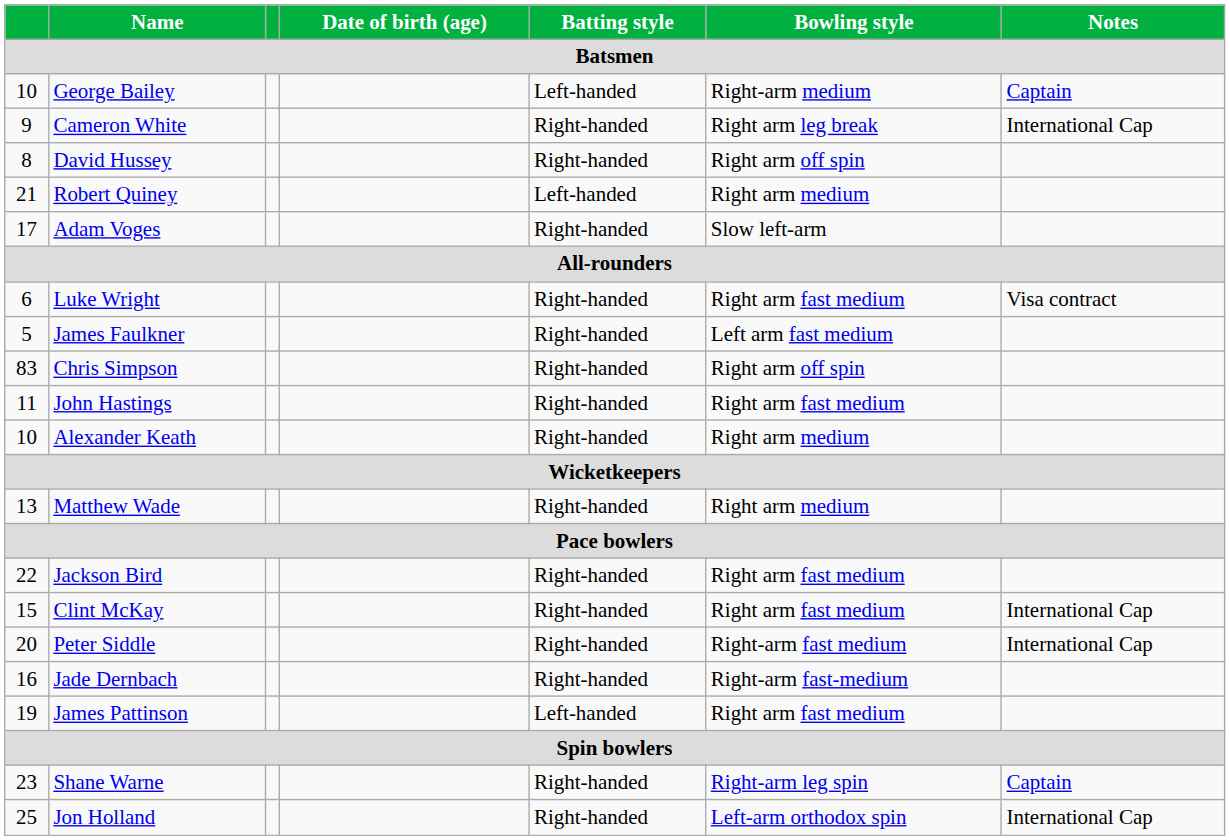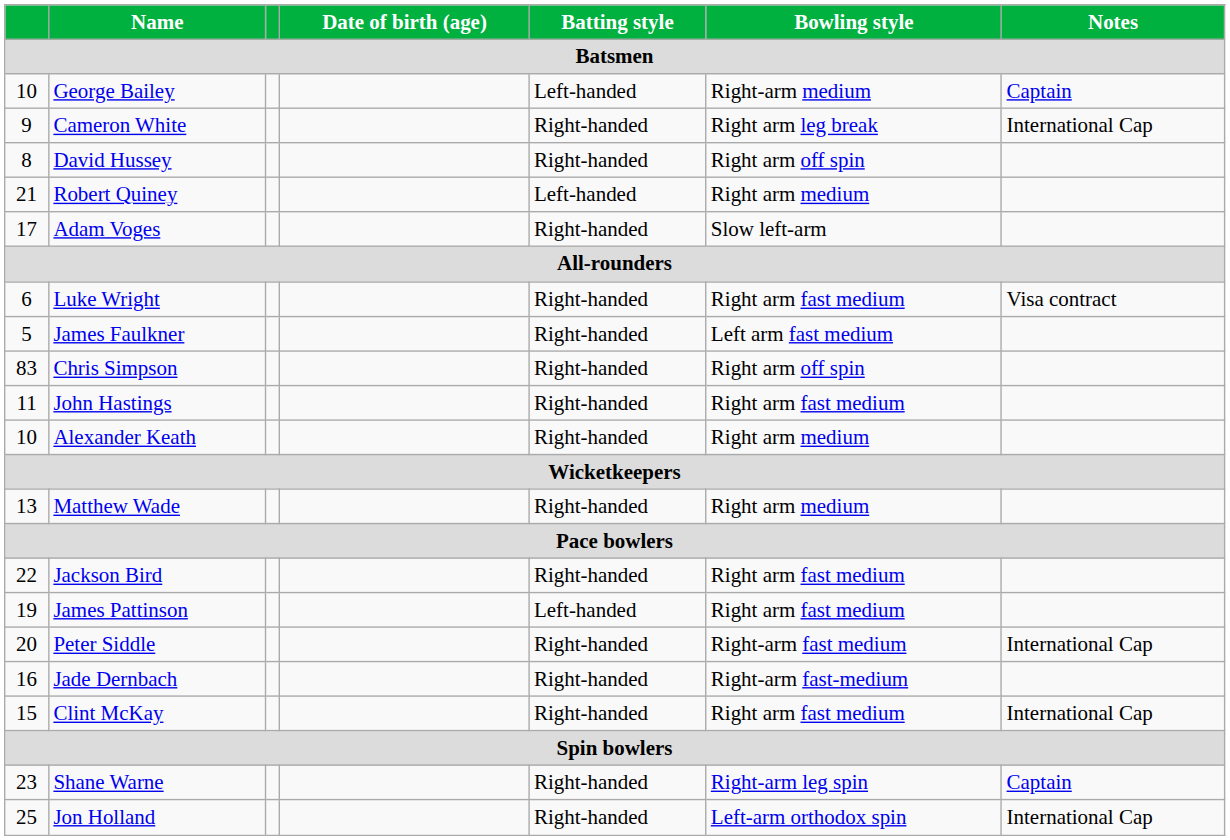rows swapped: (108, 609) <-> (121, 713)
